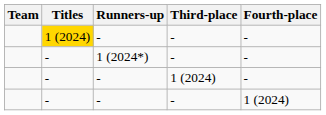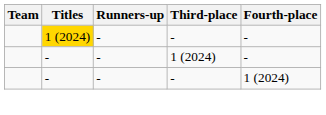- row: (47, 57)
